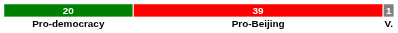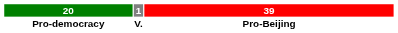columns swapped: (389, 10) <-> (258, 10)
